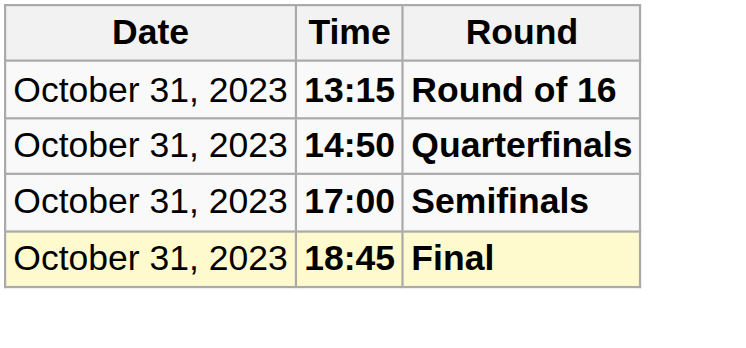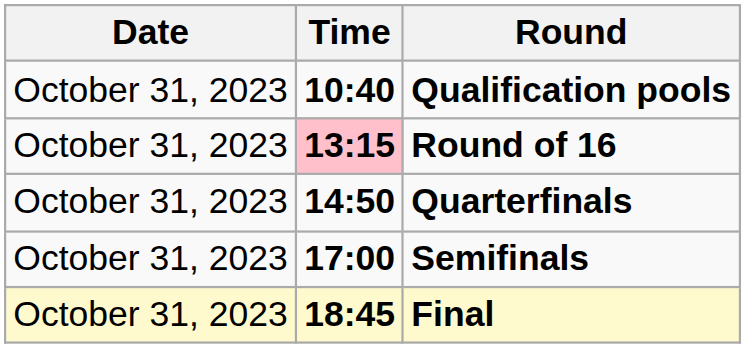+ row: (571, 88)
(350, 88) no background -> (350, 145) pink background
